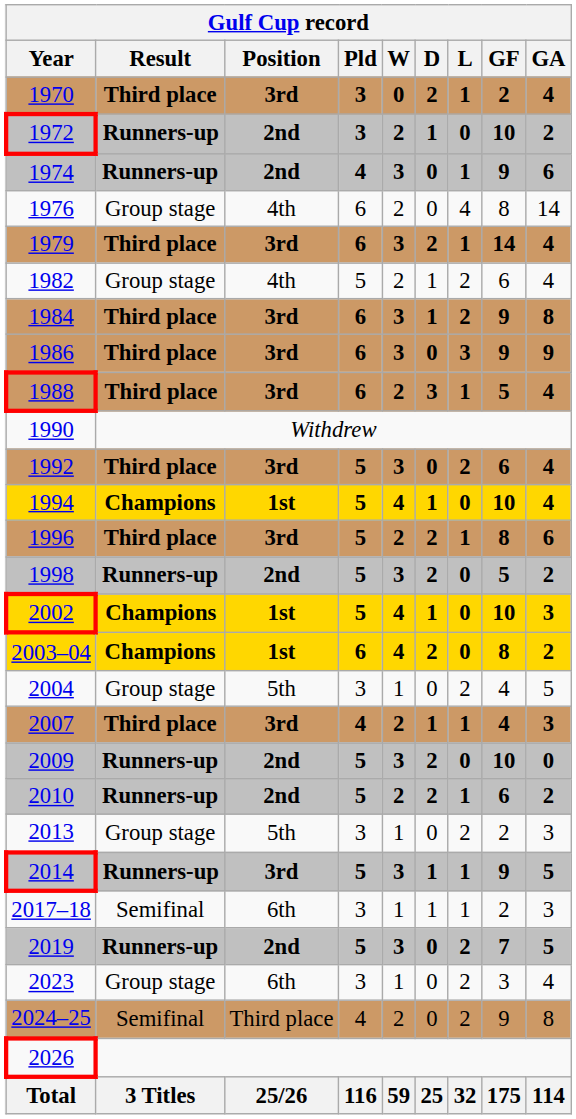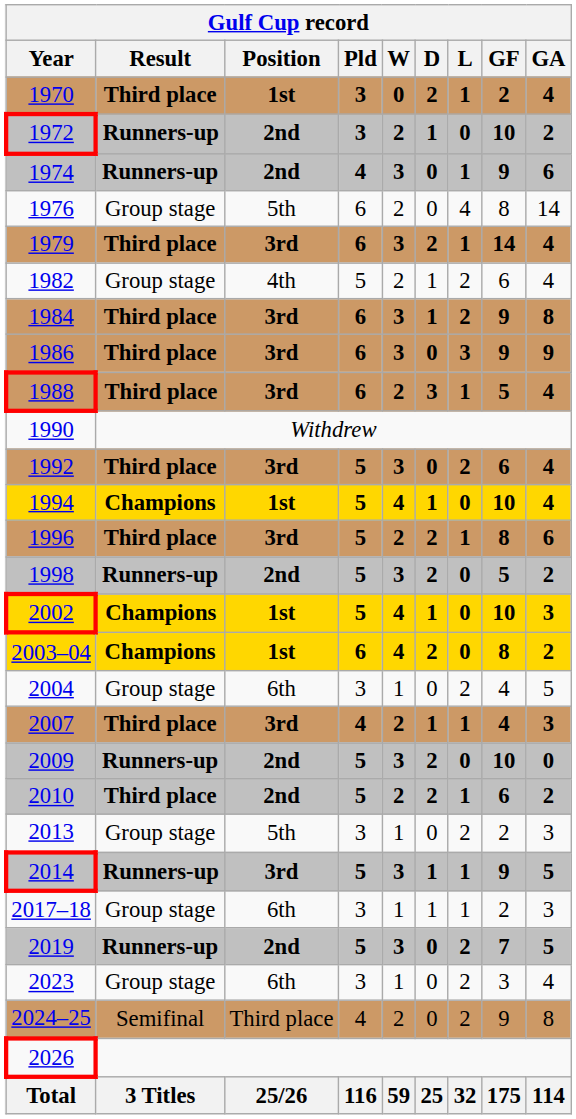(281, 95) 3rd -> (281, 95) 1st
(281, 208) 4th -> (281, 208) 5th
(281, 688) 5th -> (281, 688) 6th
(160, 796) Runners-up -> (160, 796) Third place
(160, 909) Semifinal -> (160, 909) Group stage
